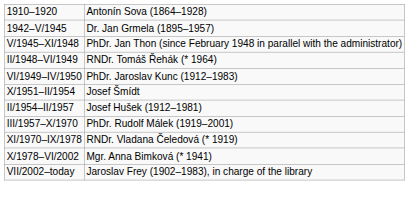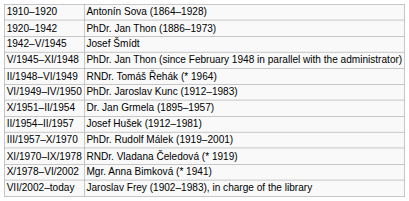+ row: (32, 28)
(150, 28) Dr. Jan Grmela (1895–1957) -> (113, 44) Josef Šmídt
(113, 92) Josef Šmídt -> (150, 108) Dr. Jan Grmela (1895–1957)
